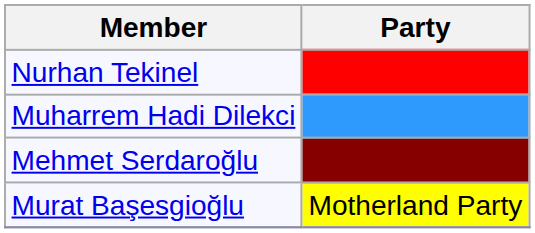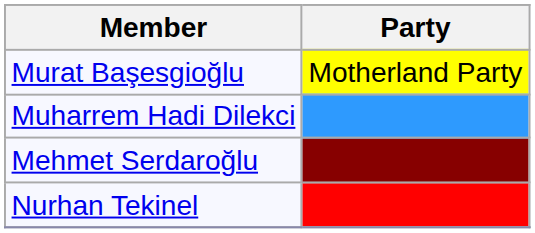rows swapped: (128, 205) <-> (105, 72)
